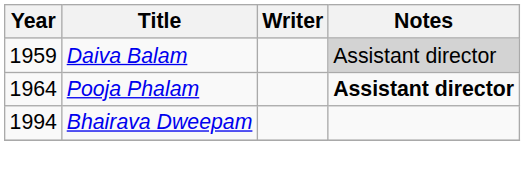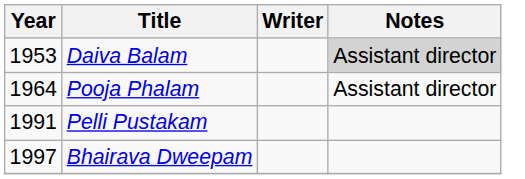(33, 55) 1959 -> (33, 55) 1953
(424, 88) bold -> (415, 88) normal
+ row: (137, 122)
(33, 122) 1994 -> (33, 156) 1997
